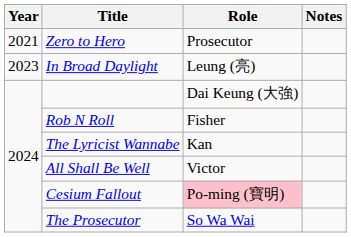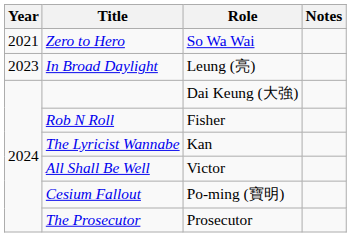(220, 41) Prosecutor -> (221, 41) So Wa Wai
(236, 193) pink background -> (236, 193) no background
(221, 220) So Wa Wai -> (220, 220) Prosecutor
